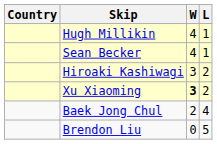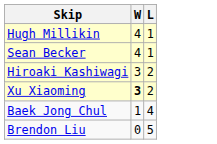- column: (32, 14)
(193, 110) 2 -> (138, 110) 1
